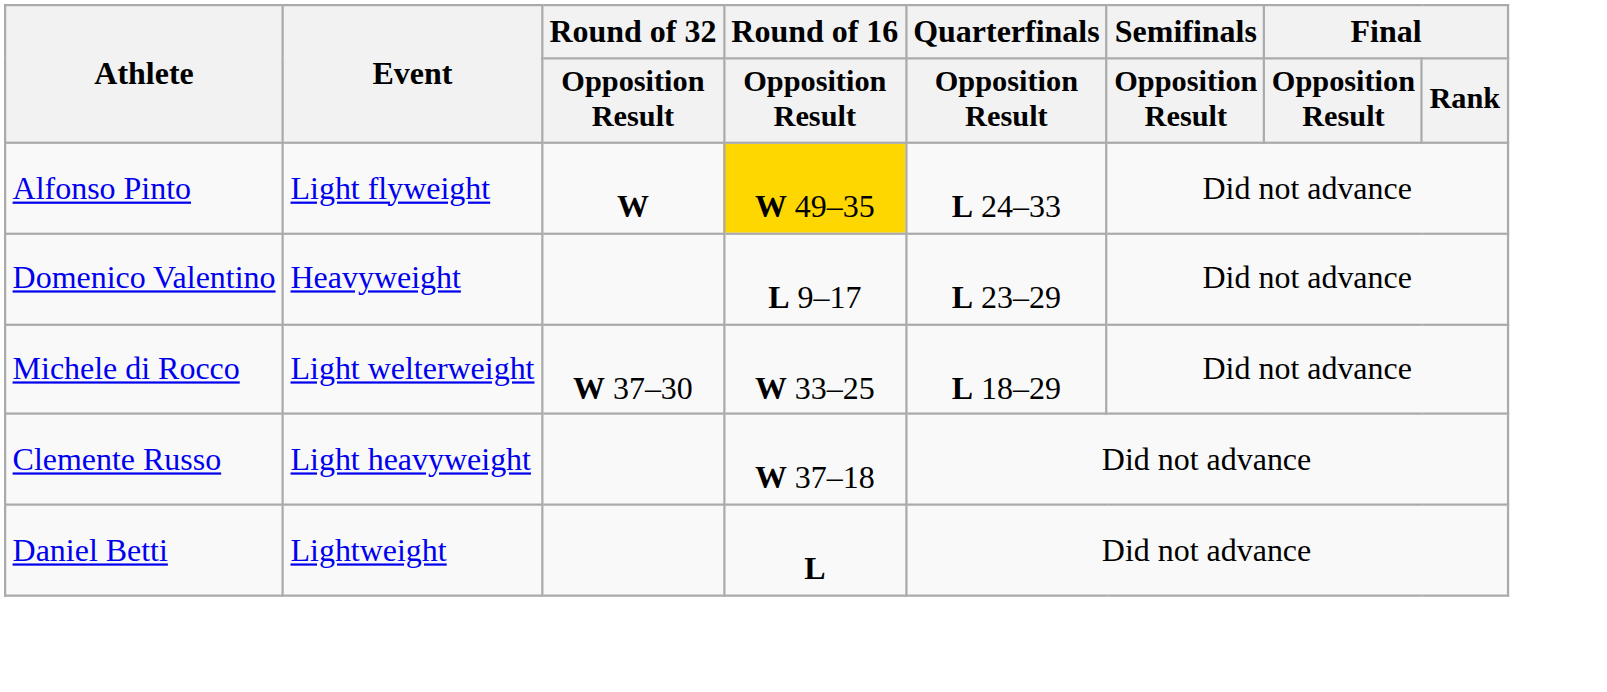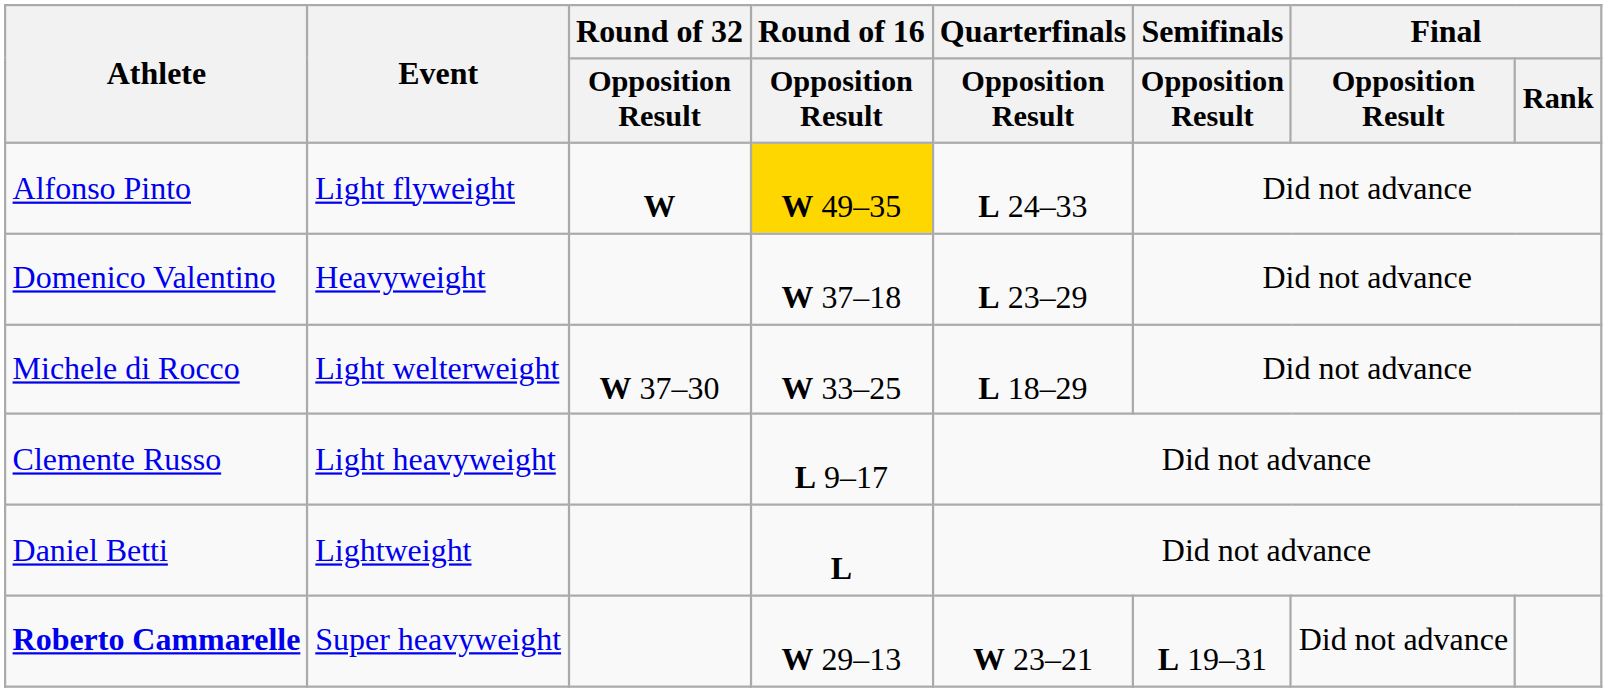(815, 297) L 9–17 -> (841, 297) W 37–18
(815, 478) W 37–18 -> (841, 478) L 9–17
+ row: (156, 640)
